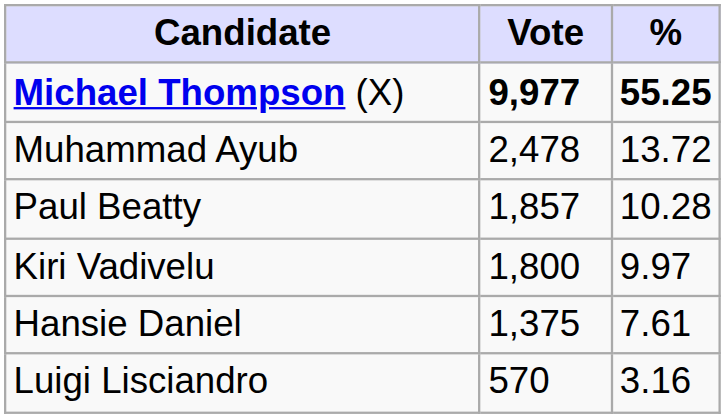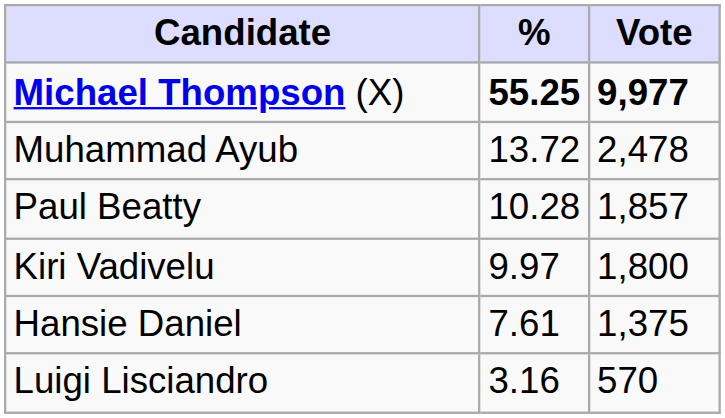columns swapped: (546, 33) <-> (666, 33)
